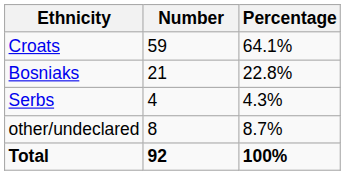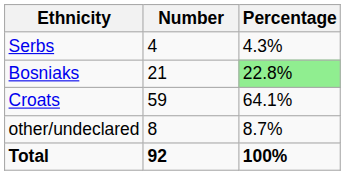rows swapped: (34, 45) <-> (31, 101)
(267, 73) no background -> (267, 73) lightgreen background
